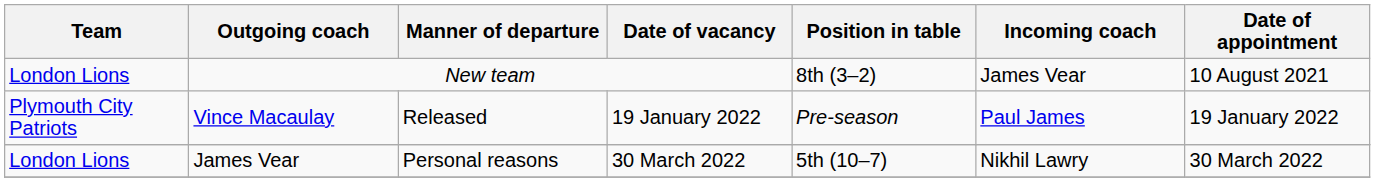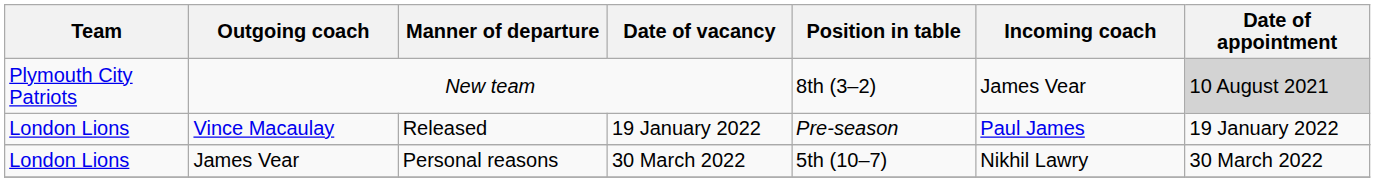(69, 74) London Lions -> (71, 85) Plymouth City Patriots
(1259, 74) no background -> (1259, 85) lightgrey background
(71, 117) Plymouth City Patriots -> (69, 128) London Lions
